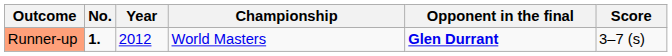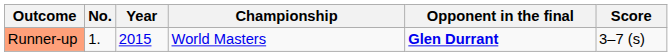(94, 39) bold -> (94, 39) normal
(135, 39) 2012 -> (135, 39) 2015
